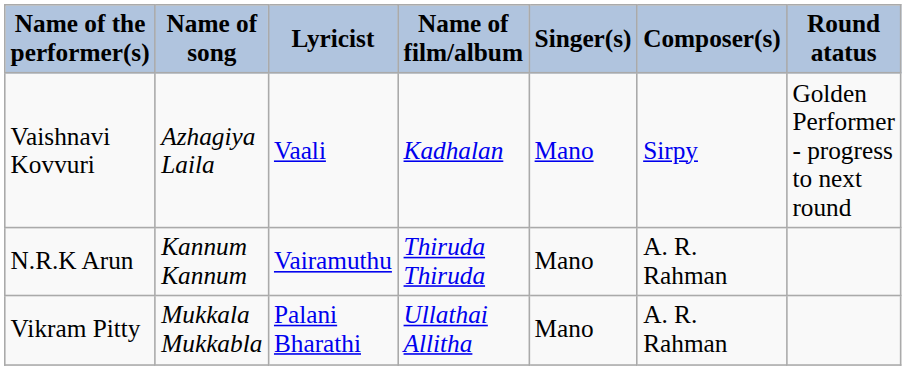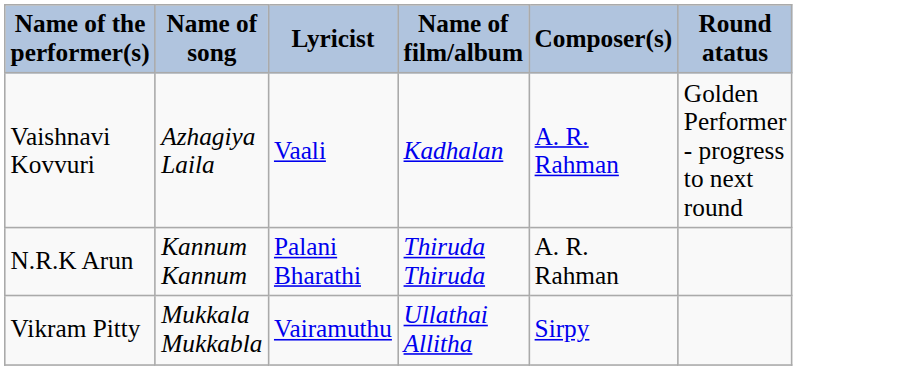- column: (583, 38)
(671, 149) Sirpy -> (577, 149) A. R. Rahman
(333, 261) Vairamuthu -> (317, 261) Palani Bharathi
(317, 329) Palani Bharathi -> (333, 329) Vairamuthu
(685, 329) A. R. Rahman -> (562, 329) Sirpy
